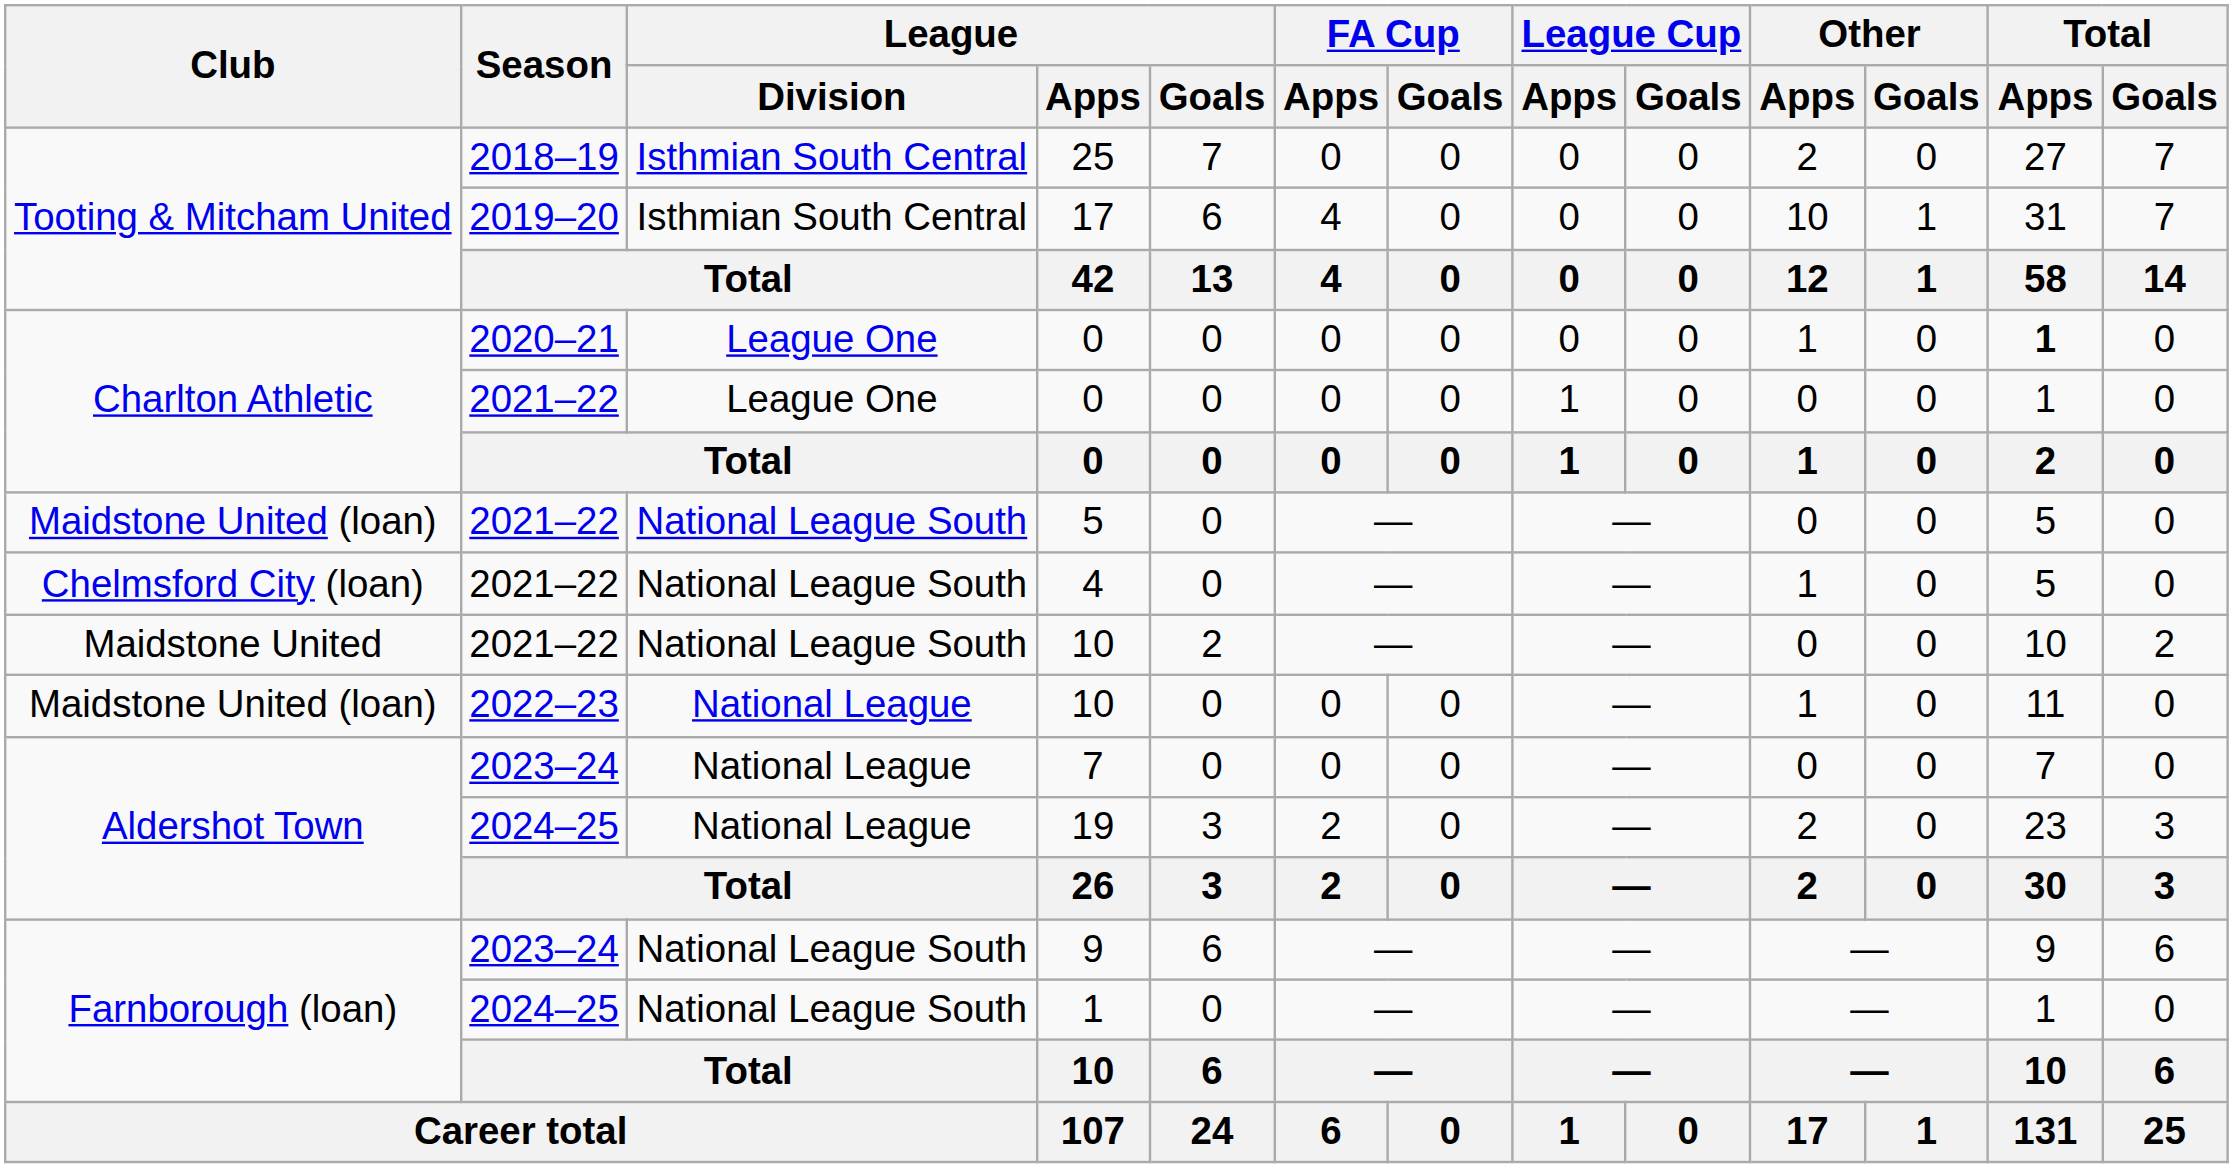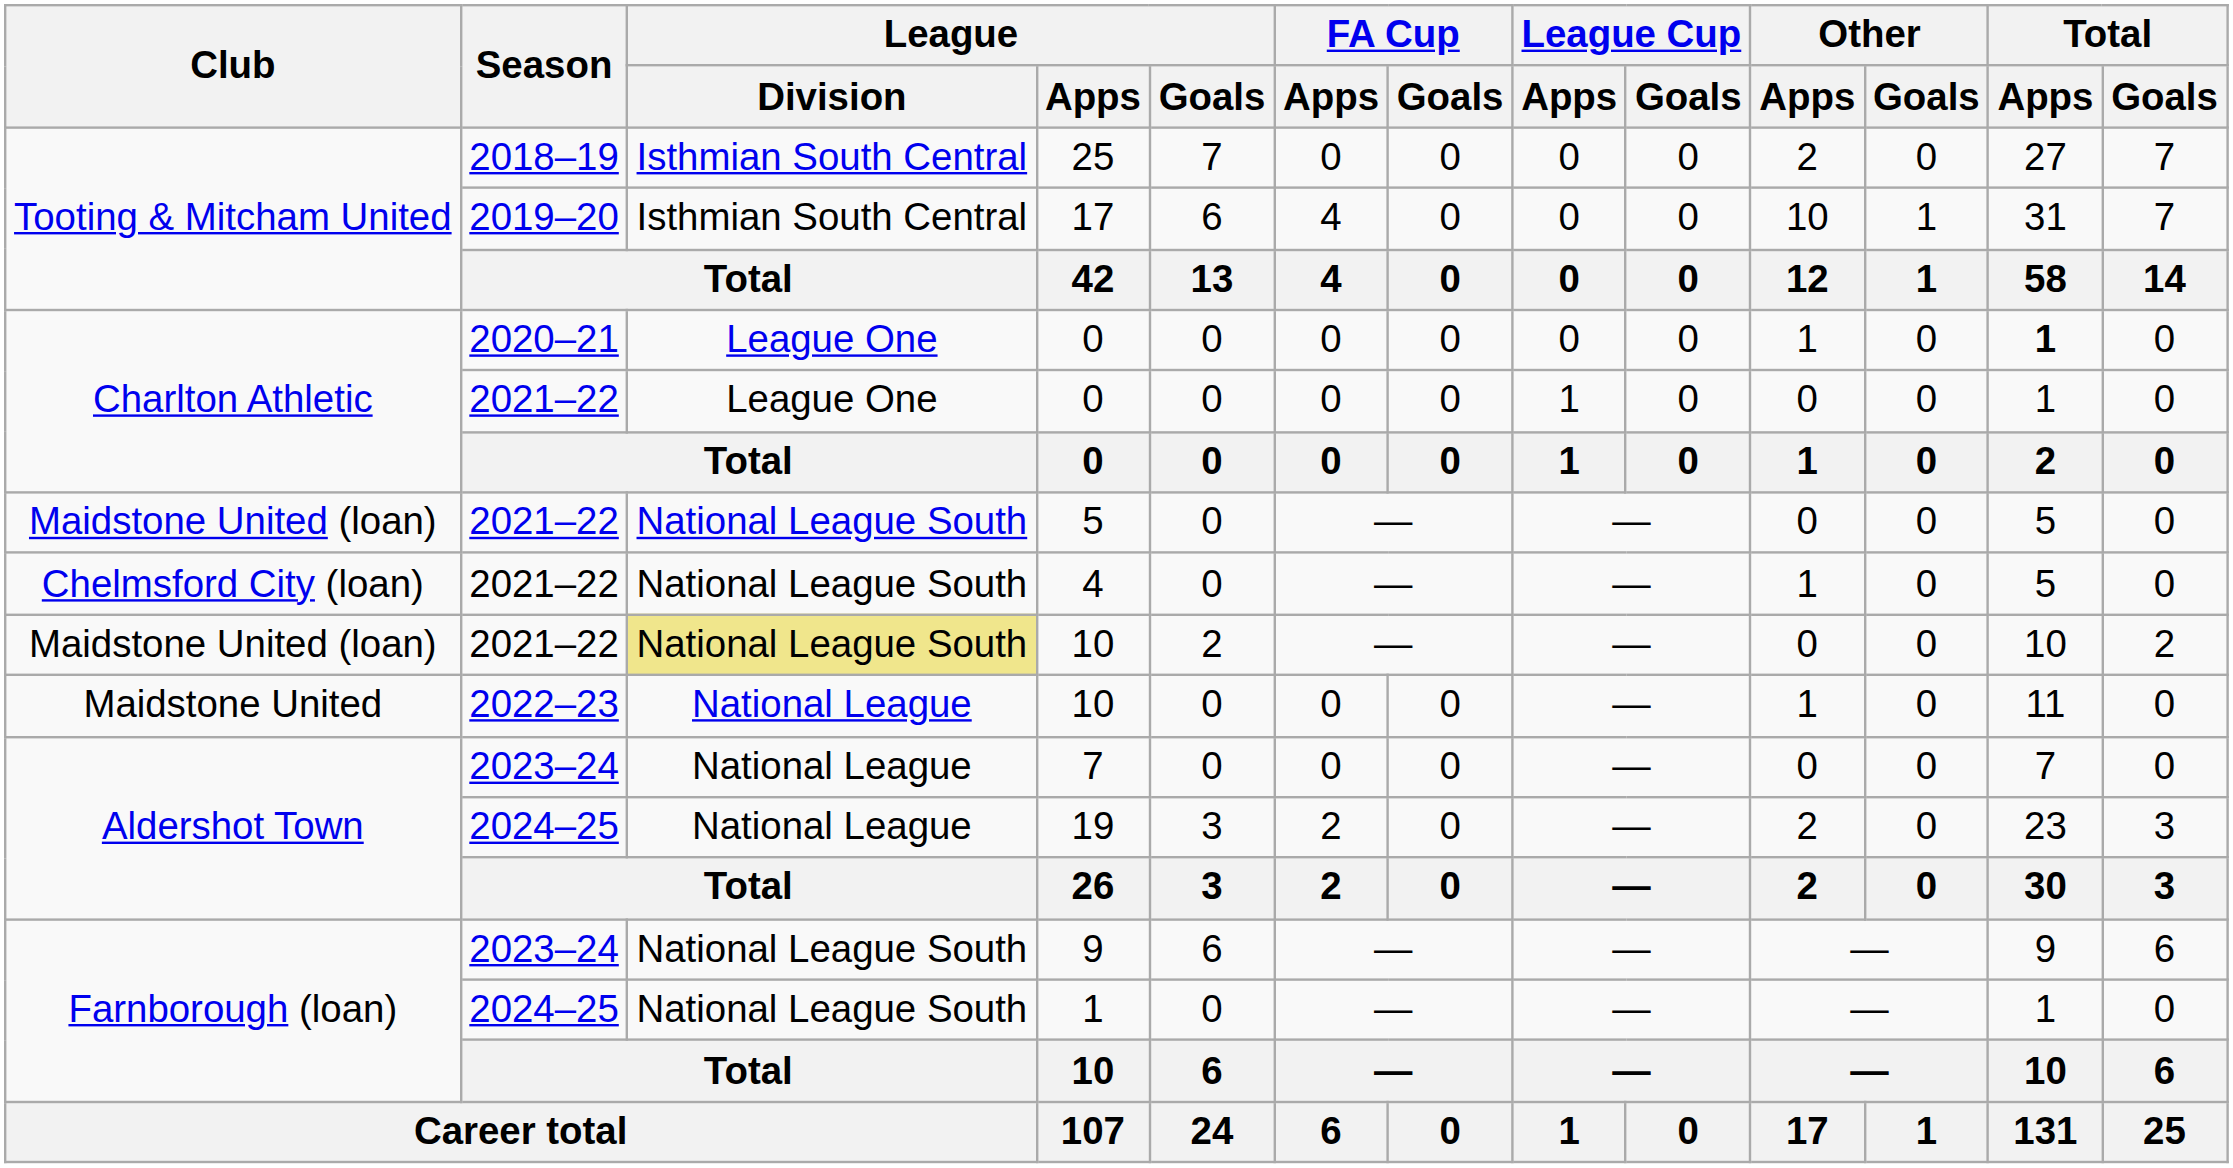(233, 643) Maidstone United -> (233, 643) Maidstone United (loan)
(832, 643) no background -> (832, 643) khaki background
(233, 704) Maidstone United (loan) -> (233, 704) Maidstone United
